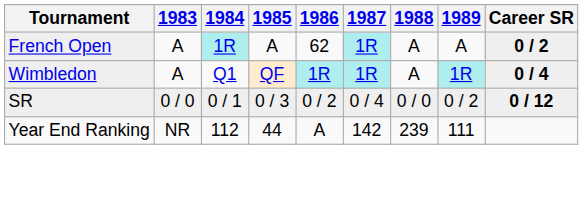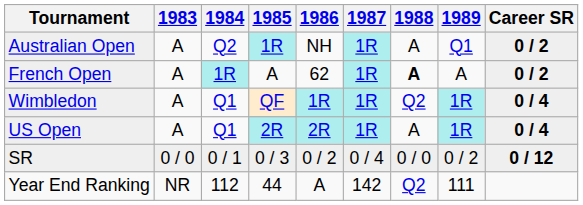+ row: (72, 46)
(414, 46) normal -> (414, 74) bold
(414, 74) A -> (414, 102) Q2
+ row: (45, 130)
(414, 130) 239 -> (414, 185) Q2
